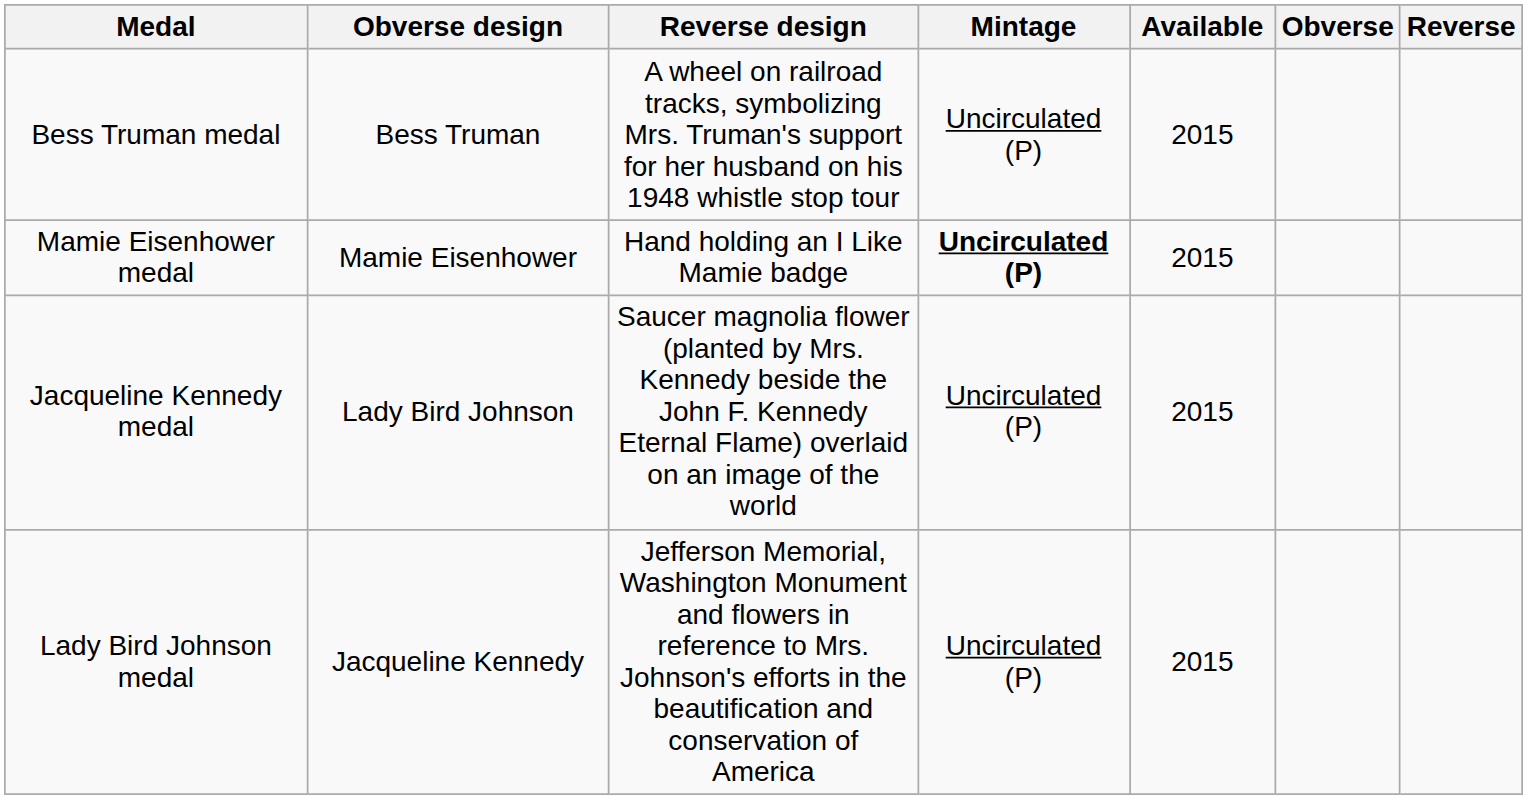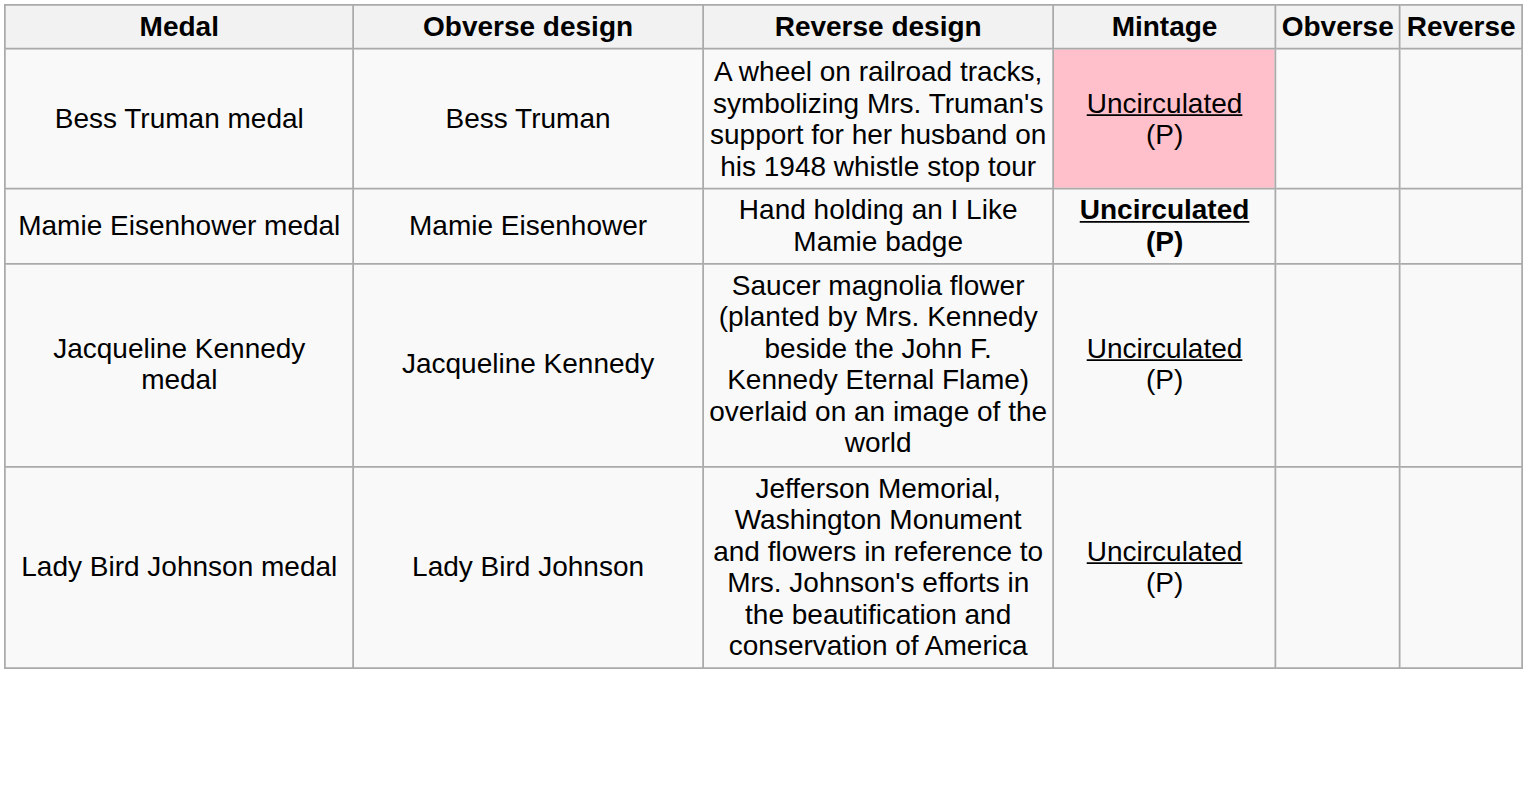- column: (1202, 26)
(1024, 134) no background -> (1165, 118) pink background
(458, 411) Lady Bird Johnson -> (528, 364) Jacqueline Kennedy
(458, 661) Jacqueline Kennedy -> (528, 566) Lady Bird Johnson
